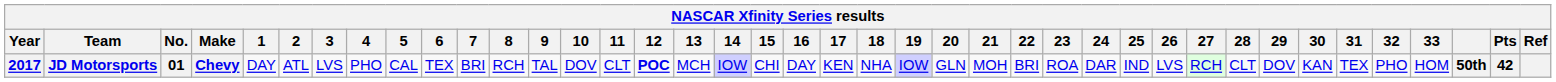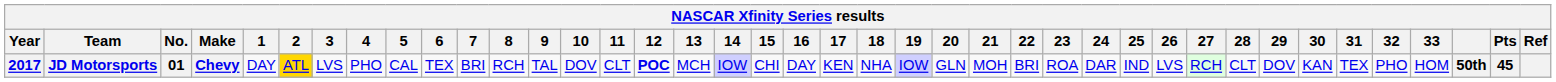(296, 65) no background -> (296, 65) gold background
(1505, 65) 42 -> (1505, 65) 45
